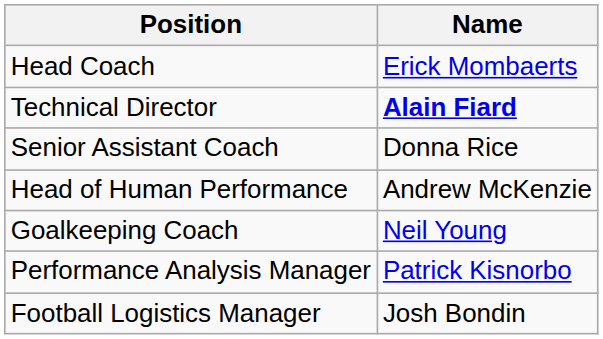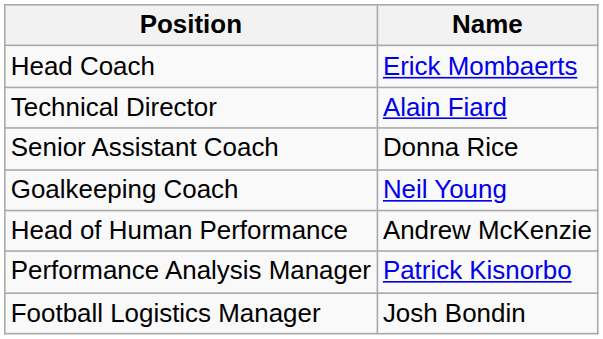(450, 107) bold -> (445, 107) normal
rows swapped: (125, 230) <-> (179, 189)
